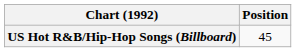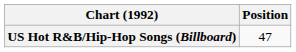(265, 36) 45 -> (265, 36) 47
